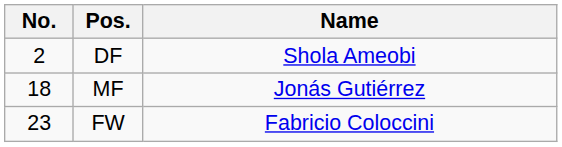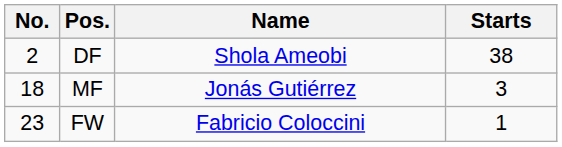+ column: (501, 21)
